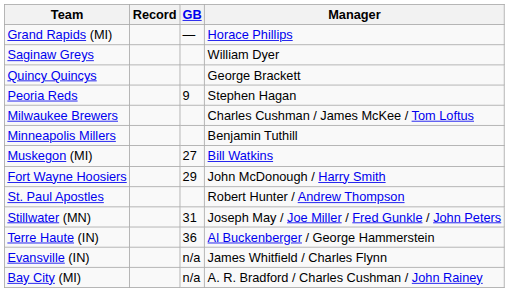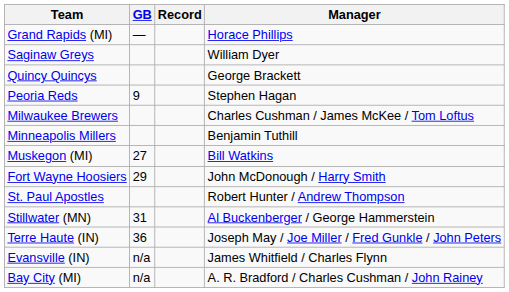columns swapped: (155, 15) <-> (192, 15)
(354, 217) Joseph May / Joe Miller / Fred Gunkle / John Peters -> (321, 217) Al Buckenberger / George Hammerstein
(321, 237) Al Buckenberger / George Hammerstein -> (354, 237) Joseph May / Joe Miller / Fred Gunkle / John Peters
